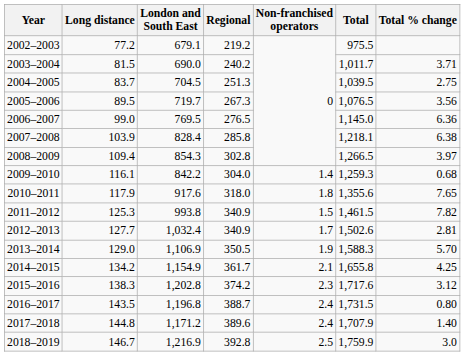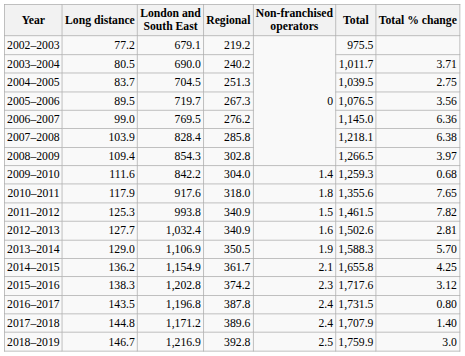(125, 63) 81.5 -> (125, 63) 80.5
(237, 119) 276.5 -> (237, 119) 276.2
(122, 175) 116.1 -> (122, 175) 111.6
(326, 230) 1.7 -> (326, 230) 1.6
(122, 267) 134.2 -> (122, 267) 136.2
(237, 304) 388.7 -> (237, 304) 387.8
